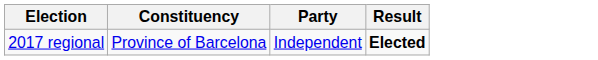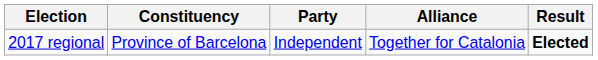+ column: (447, 17)
